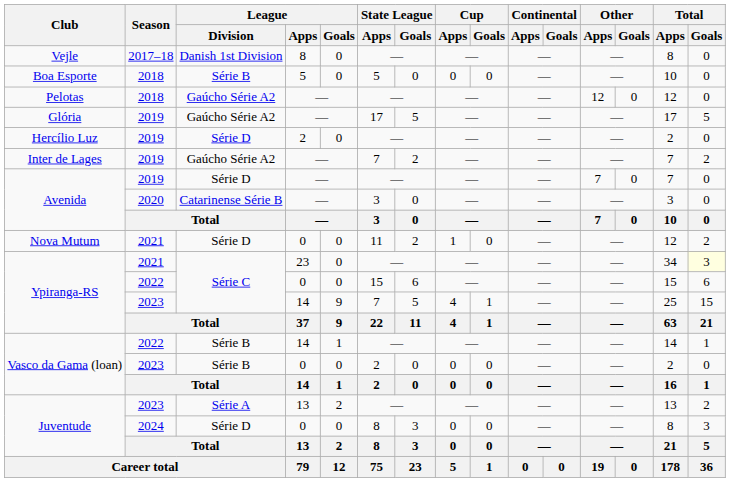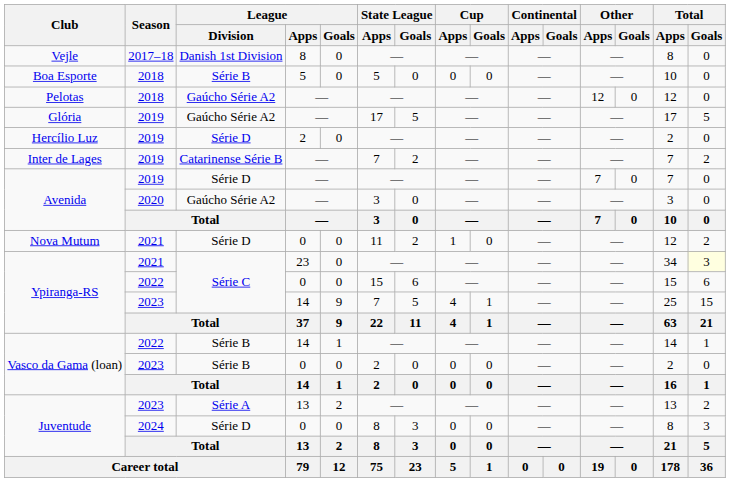(231, 158) Gaúcho Série A2 -> (231, 158) Catarinense Série B
(231, 199) Catarinense Série B -> (231, 199) Gaúcho Série A2
